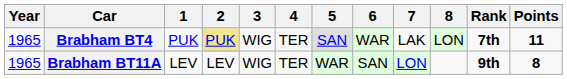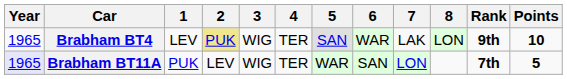(183, 40) PUK -> (183, 40) LEV
(489, 40) 7th -> (489, 40) 9th
(536, 40) 11 -> (536, 40) 10
(24, 63) no background -> (24, 63) lavender background
(183, 63) LEV -> (183, 63) PUK
(489, 63) 9th -> (489, 63) 7th
(536, 63) 8 -> (536, 63) 5
